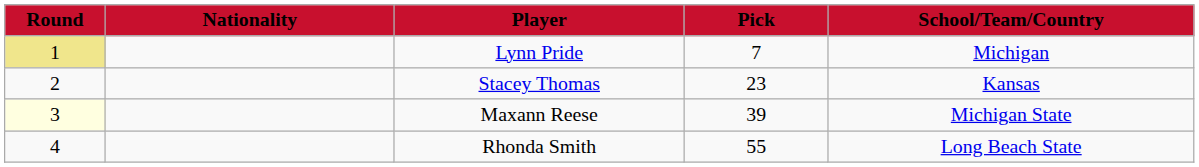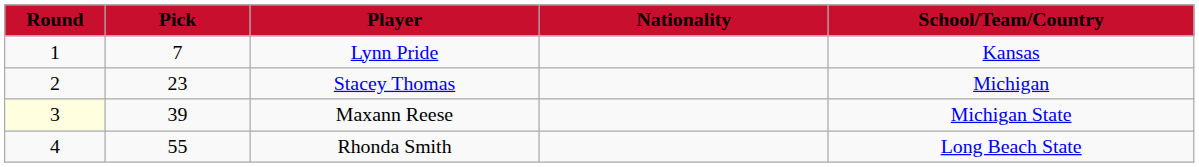columns swapped: (756, 20) <-> (250, 20)
(55, 51) khaki background -> (55, 51) no background
(1011, 51) Michigan -> (1011, 51) Kansas
(1011, 83) Kansas -> (1011, 83) Michigan
